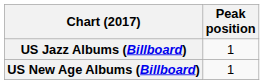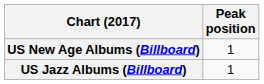rows swapped: (104, 49) <-> (104, 69)
